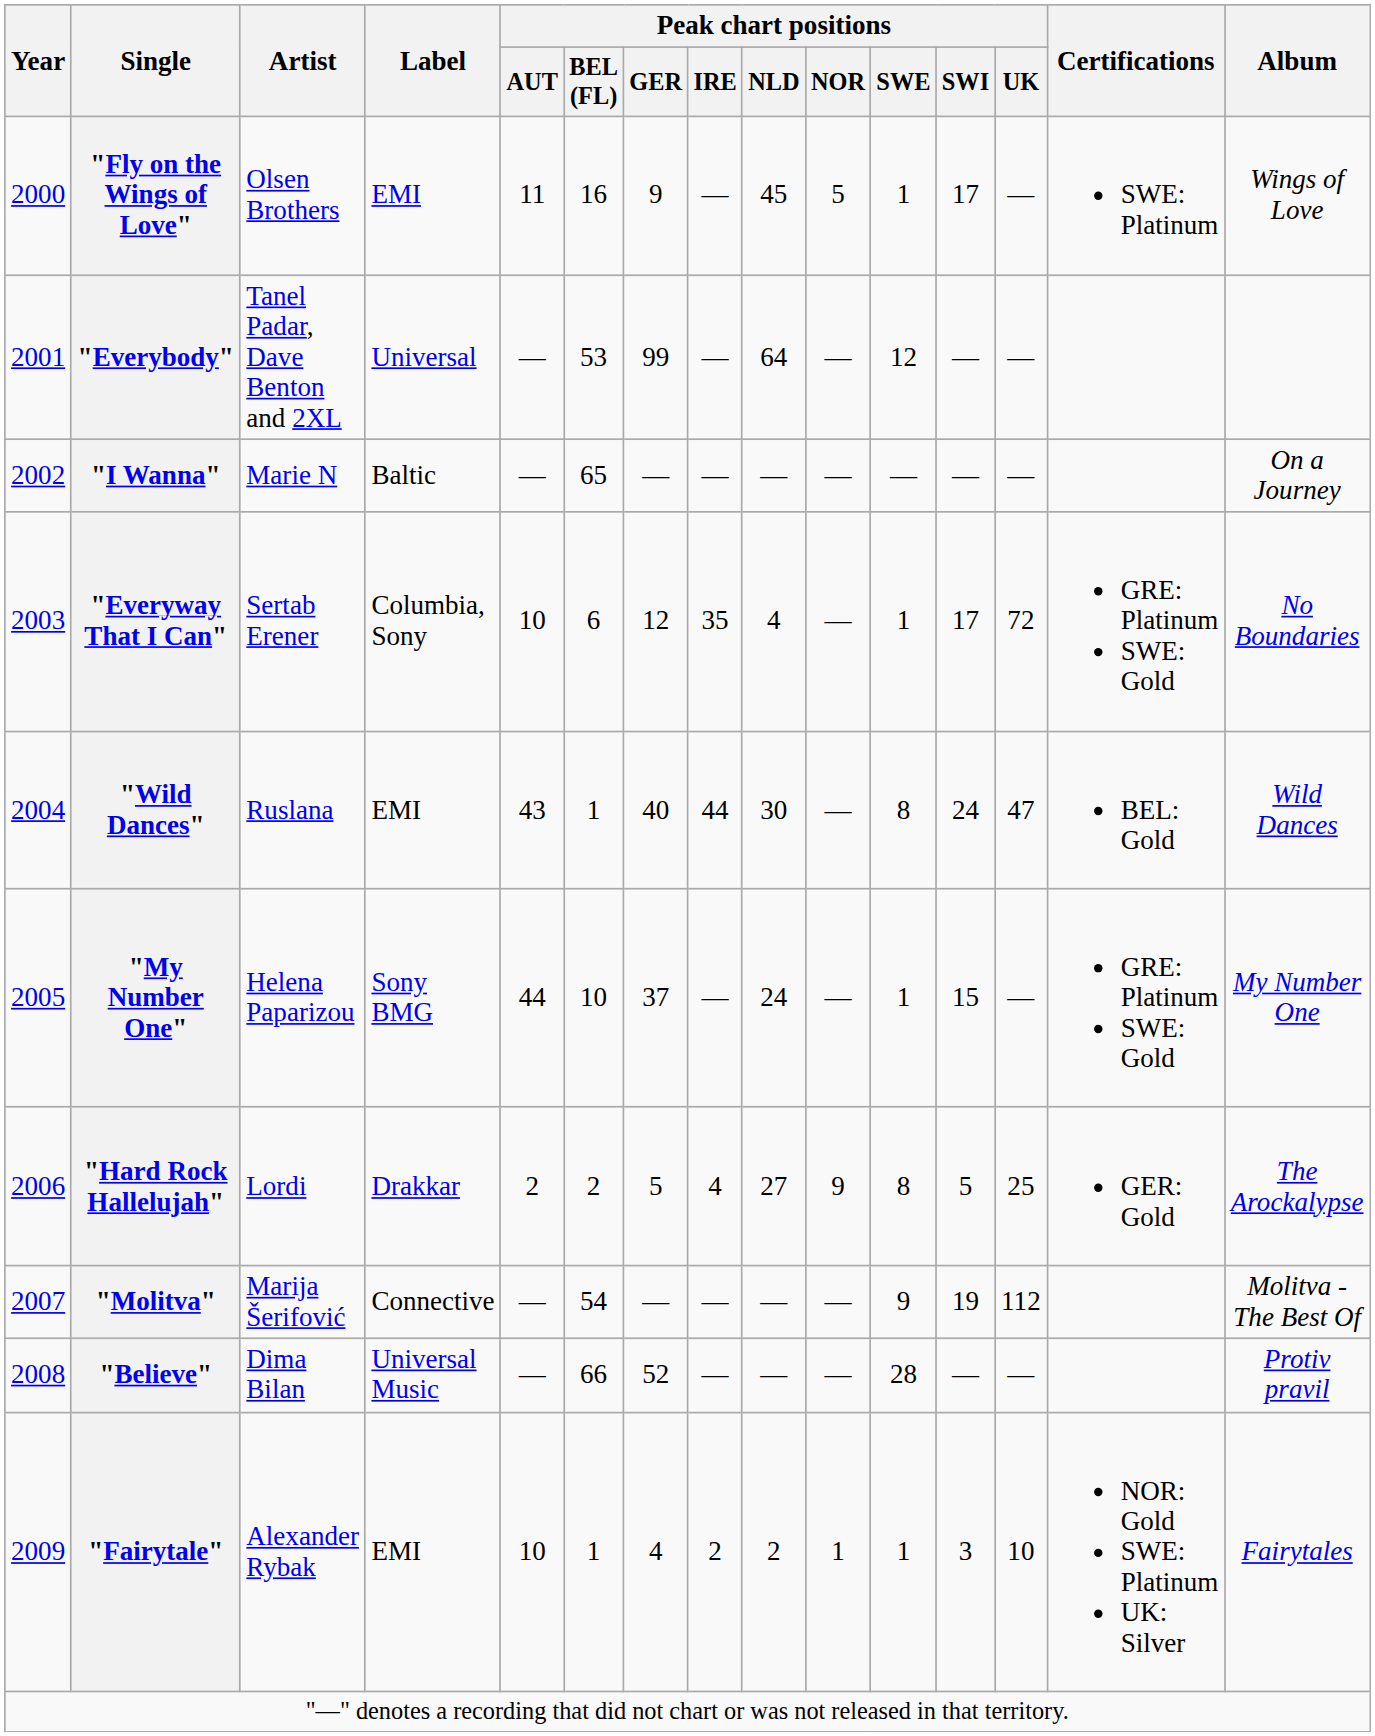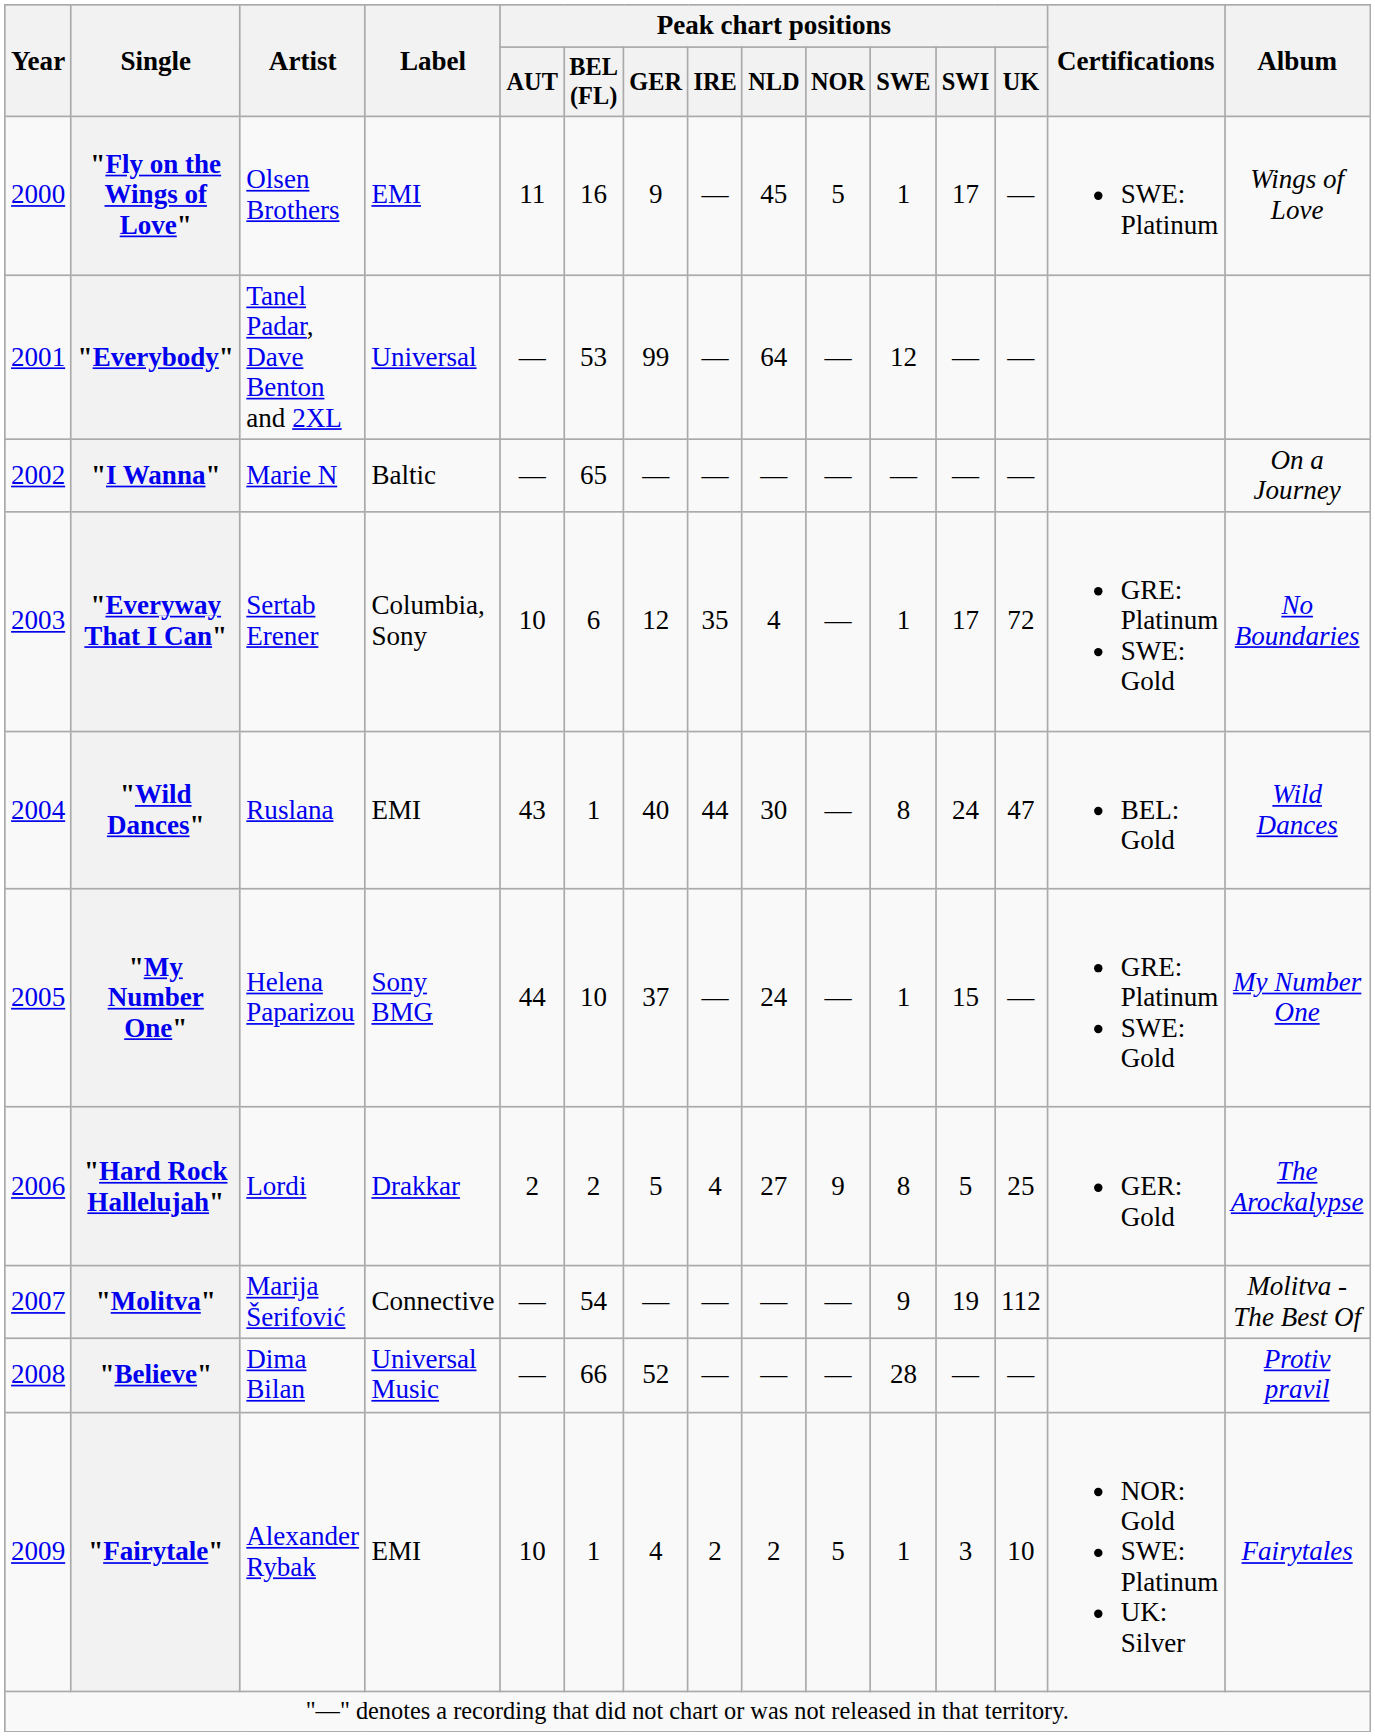(838, 1551) 1 -> (838, 1551) 5
